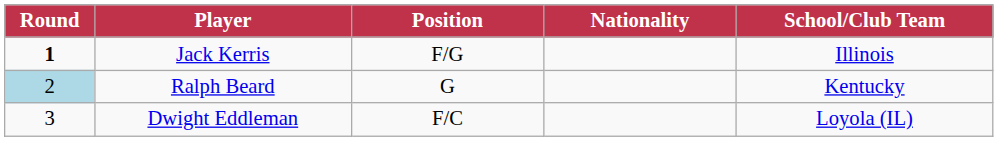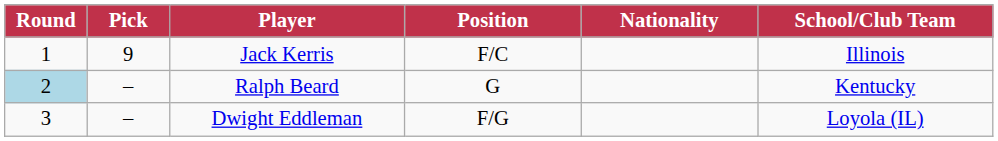+ column: (128, 20)
(50, 53) bold -> (46, 53) normal
(447, 53) F/G -> (493, 53) F/C
(447, 119) F/C -> (493, 119) F/G
